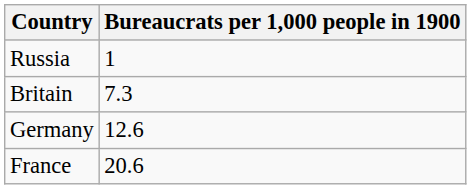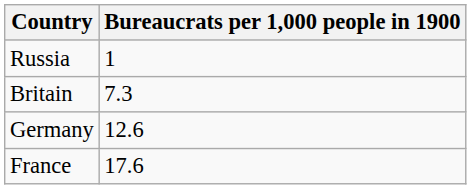(124, 165) 20.6 -> (124, 165) 17.6
